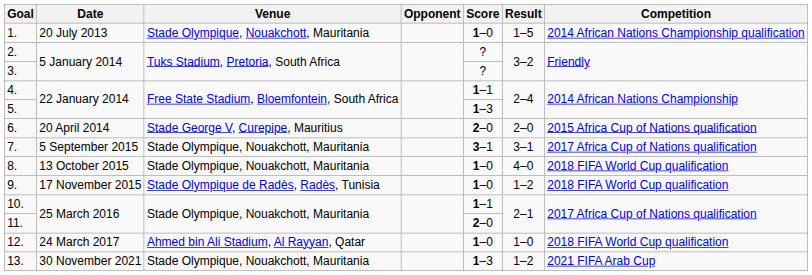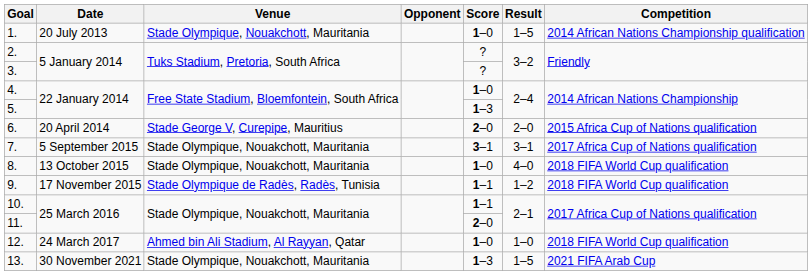(483, 90) 1–1 -> (483, 90) 1–0
(483, 185) 1–0 -> (483, 185) 1–1
(523, 261) 1–2 -> (523, 261) 1–5
